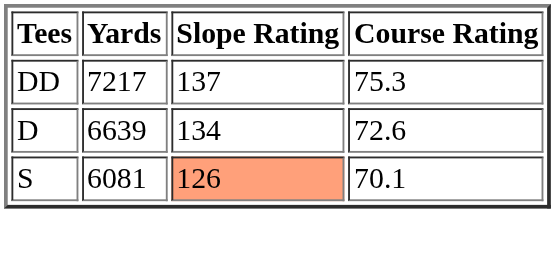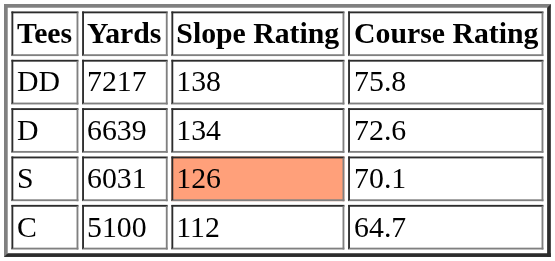(199, 81) 137 -> (199, 81) 138
(380, 81) 75.3 -> (380, 81) 75.8
(117, 178) 6081 -> (117, 178) 6031
+ row: (27, 226)
